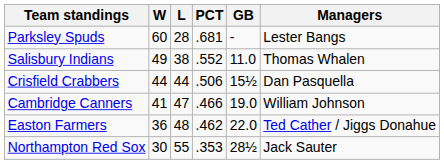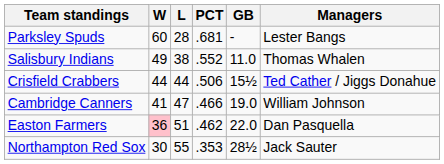(309, 81) Dan Pasquella -> (350, 81) Ted Cather / Jiggs Donahue
(160, 125) no background -> (160, 125) pink background
(181, 125) 48 -> (181, 125) 51
(350, 125) Ted Cather / Jiggs Donahue -> (309, 125) Dan Pasquella
